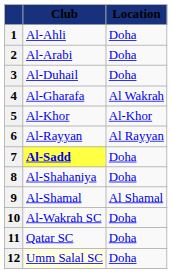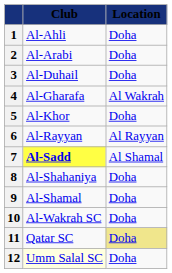(130, 116) Al-Khor -> (123, 116) Doha
(123, 156) Doha -> (136, 156) Al Shamal
(136, 197) Al Shamal -> (123, 197) Doha
(123, 237) no background -> (123, 237) khaki background
